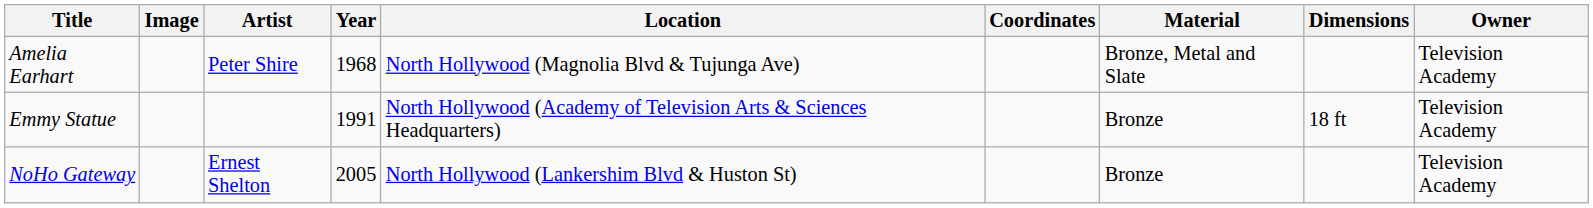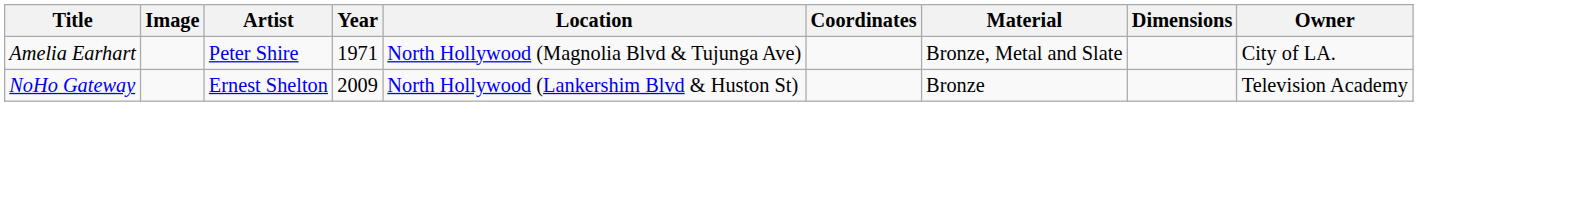(356, 64) 1968 -> (358, 52) 1971
(1461, 64) Television Academy -> (1289, 52) City of LA.
- row: (63, 119)
(356, 174) 2005 -> (358, 85) 2009
